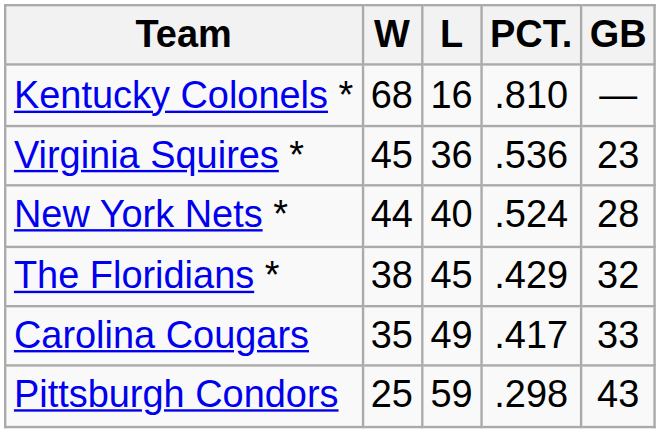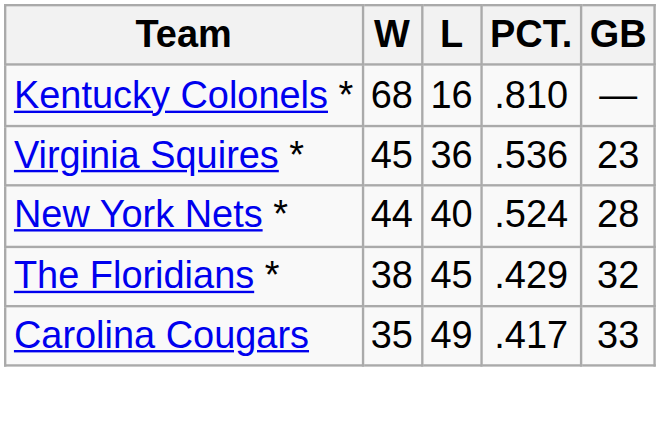- row: (176, 395)
